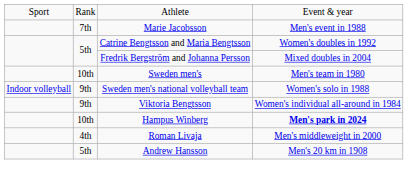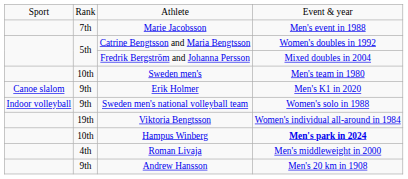+ row: (175, 89)
(85, 105) 9th -> (85, 120) 19th
(85, 151) 5th -> (85, 166) 9th
